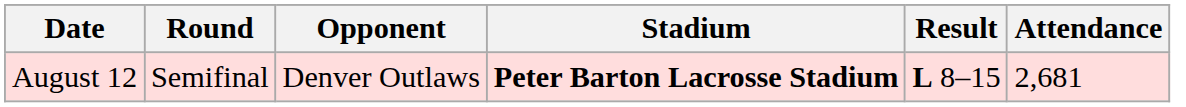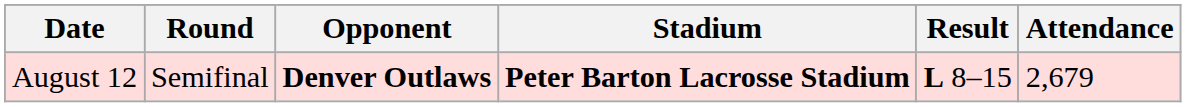(381, 76) normal -> (387, 76) bold
(1049, 76) 2,681 -> (1060, 76) 2,679
